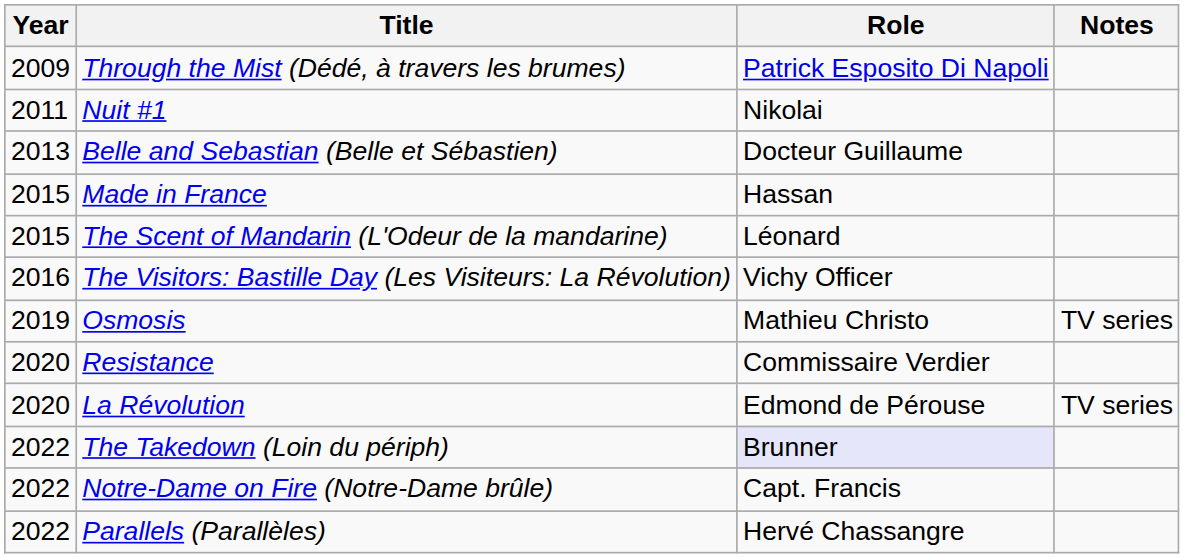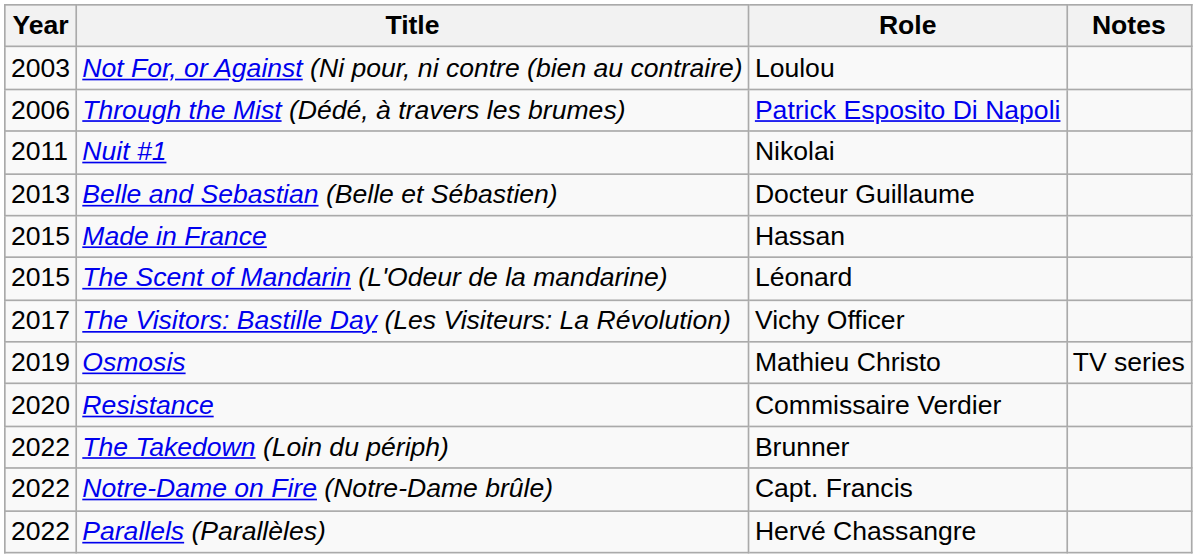+ row: (412, 67)
(40, 67) 2009 -> (40, 109) 2006
(40, 278) 2016 -> (40, 320) 2017
- row: (163, 404)
(790, 446) lavender background -> (802, 446) no background
